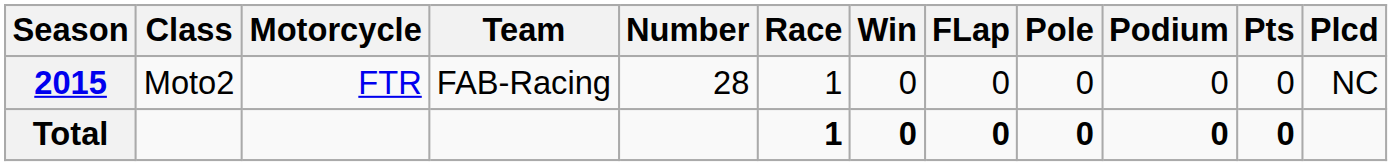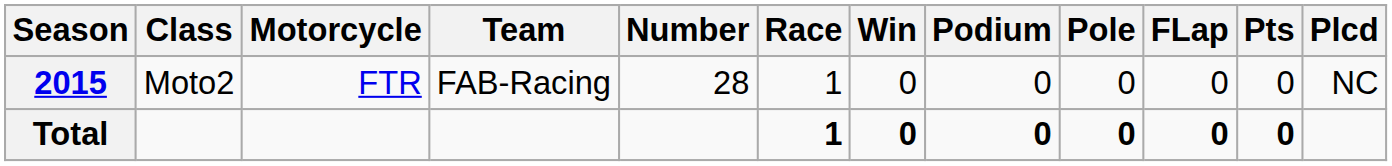columns swapped: (1169, 30) <-> (971, 30)
